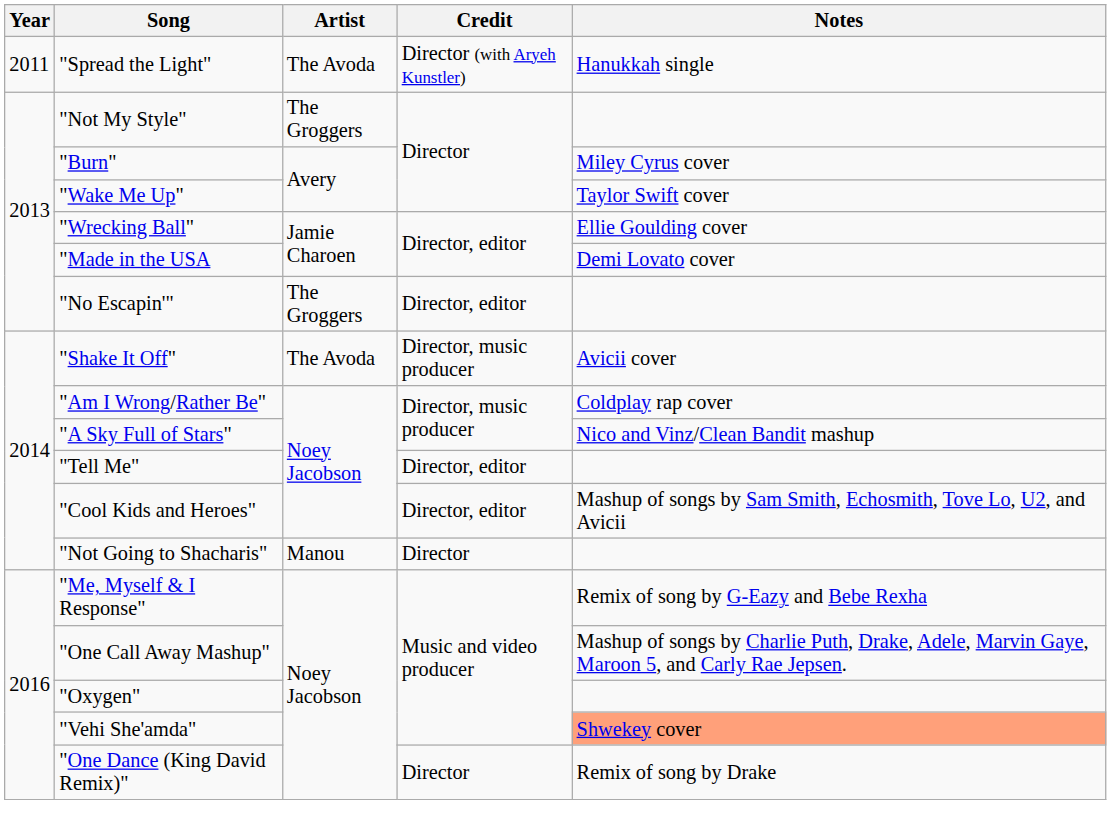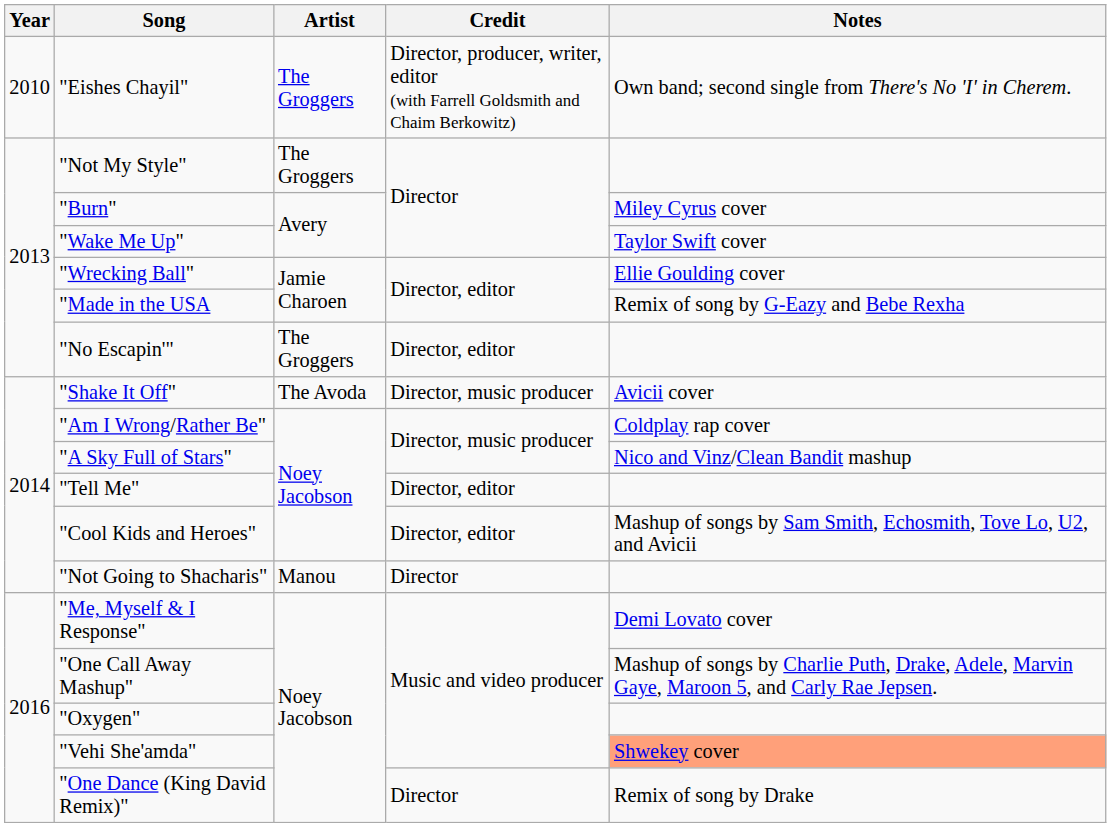+ row: (124, 87)
- row: (135, 64)
(656, 259) Demi Lovato cover -> (789, 305) Remix of song by G-Eazy and Bebe Rexha
(752, 597) Remix of song by G-Eazy and Bebe Rexha -> (693, 620) Demi Lovato cover
